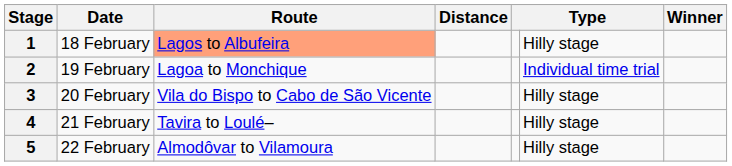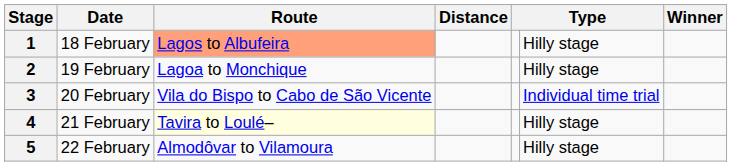(591, 69) Individual time trial -> (561, 69) Hilly stage
(561, 95) Hilly stage -> (591, 95) Individual time trial
(215, 122) no background -> (215, 122) lightyellow background
